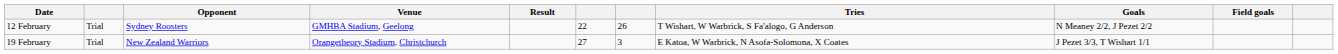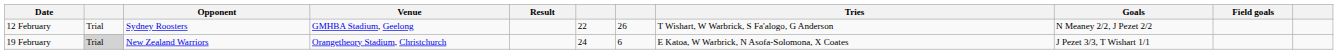(95, 41) no background -> (95, 41) lightgrey background
(582, 41) 27 -> (582, 41) 24
(620, 41) 3 -> (620, 41) 6
